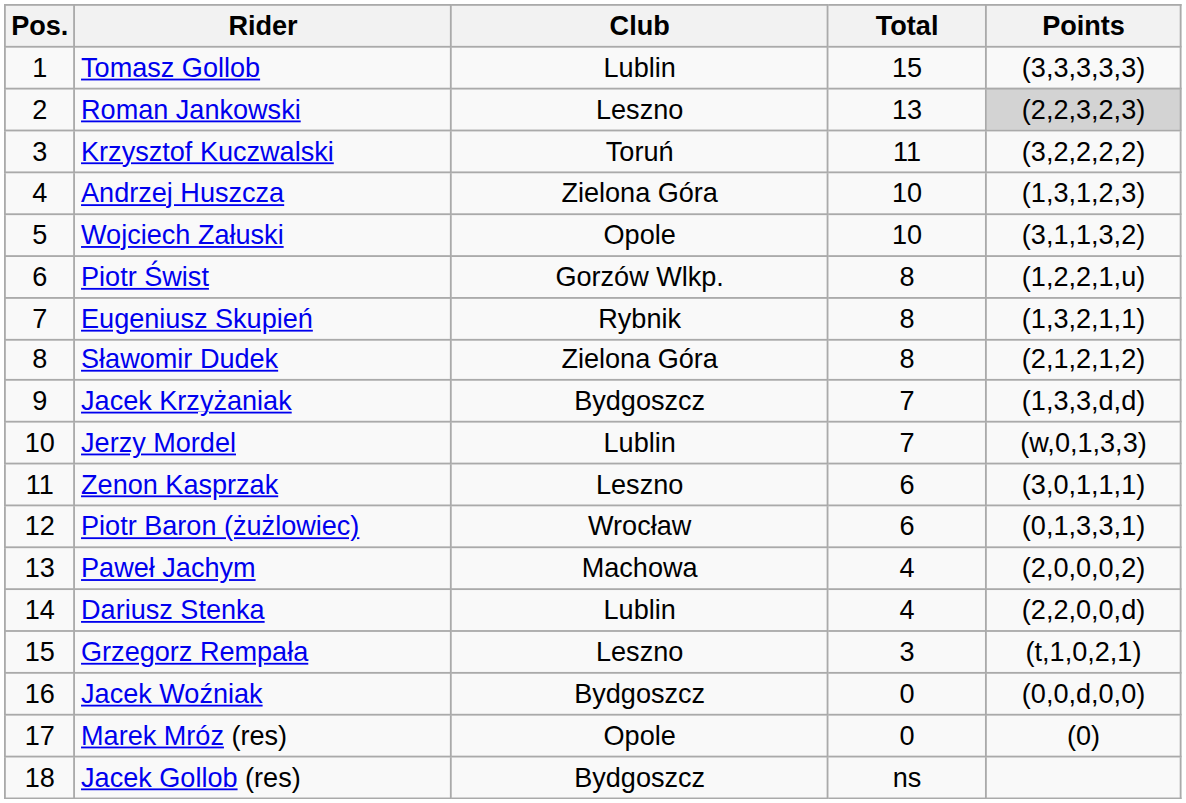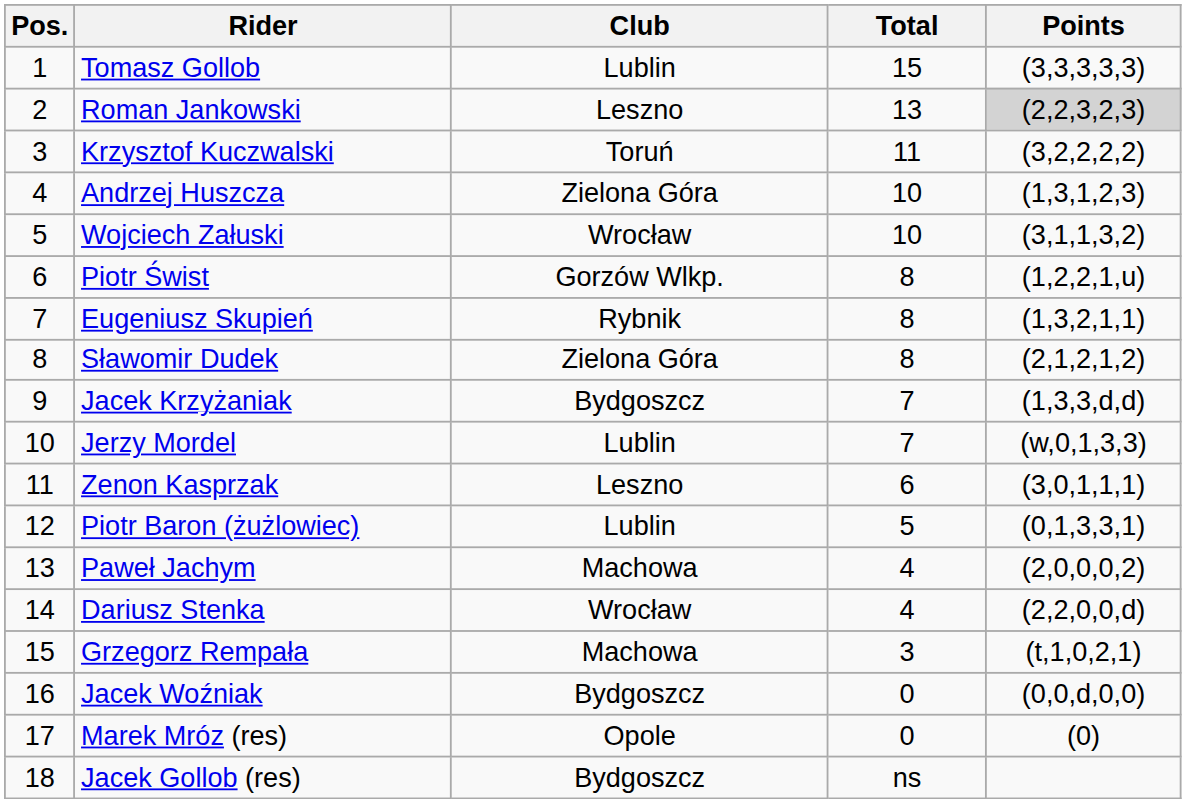(640, 234) Opole -> (640, 234) Wrocław
(640, 527) Wrocław -> (640, 527) Lublin
(907, 527) 6 -> (907, 527) 5
(640, 610) Lublin -> (640, 610) Wrocław
(640, 652) Leszno -> (640, 652) Machowa
